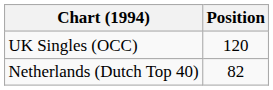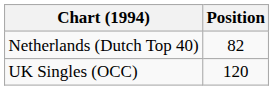rows swapped: (104, 71) <-> (73, 44)
